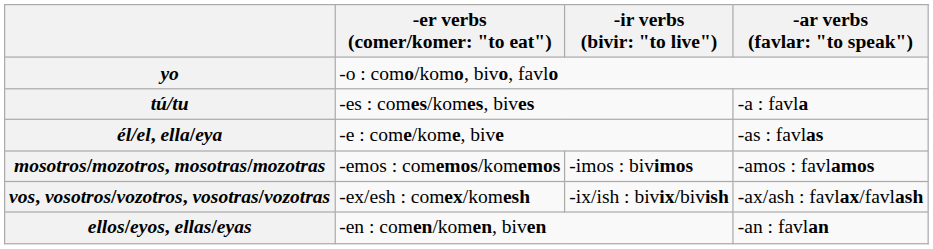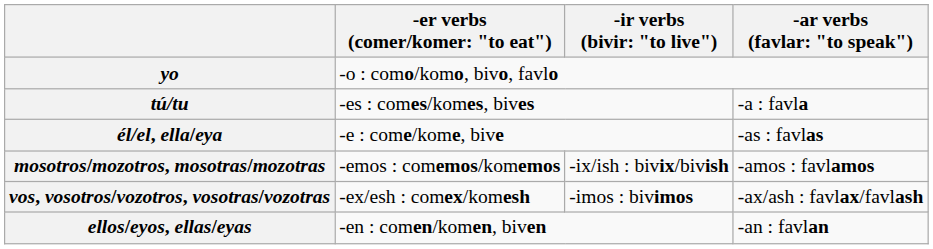(631, 165) -imos : bivimos -> (649, 165) -ix/ish : bivix/bivish
(649, 196) -ix/ish : bivix/bivish -> (631, 196) -imos : bivimos
